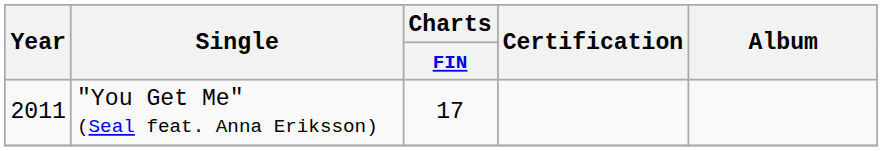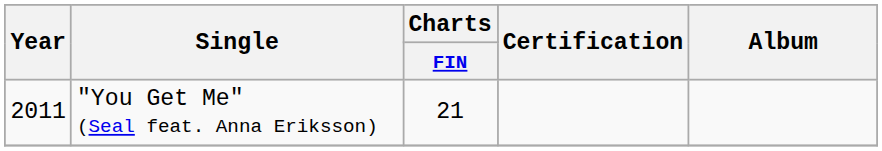(450, 113) 17 -> (450, 113) 21
